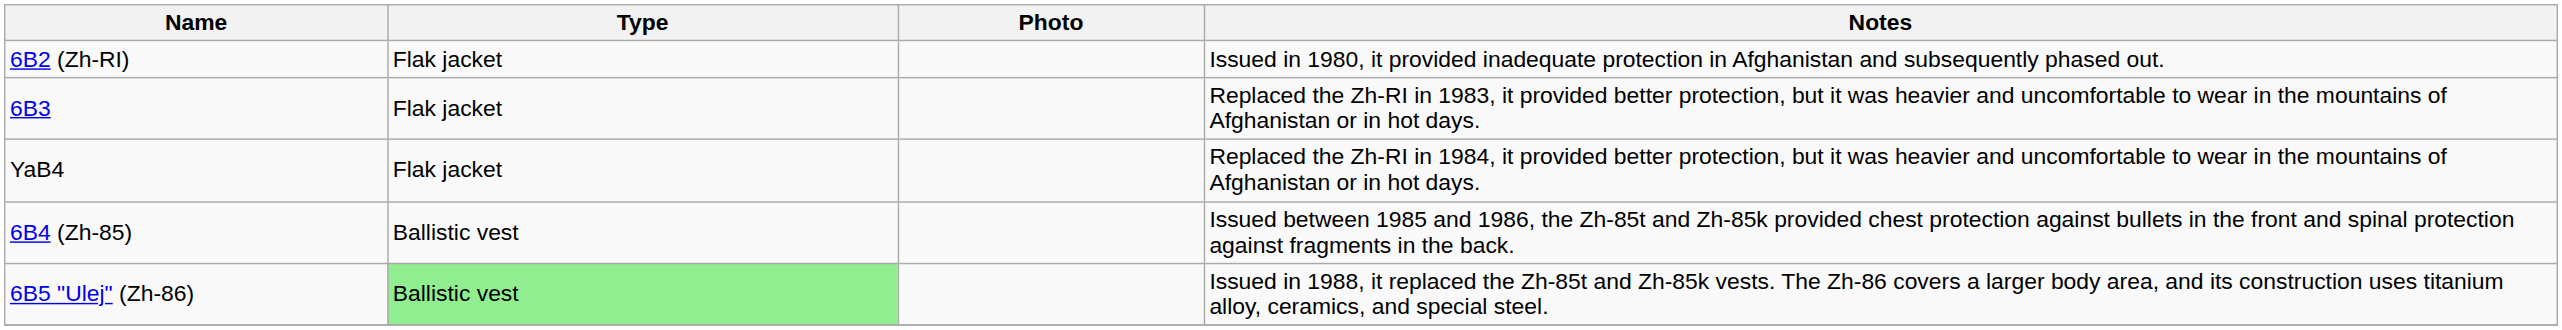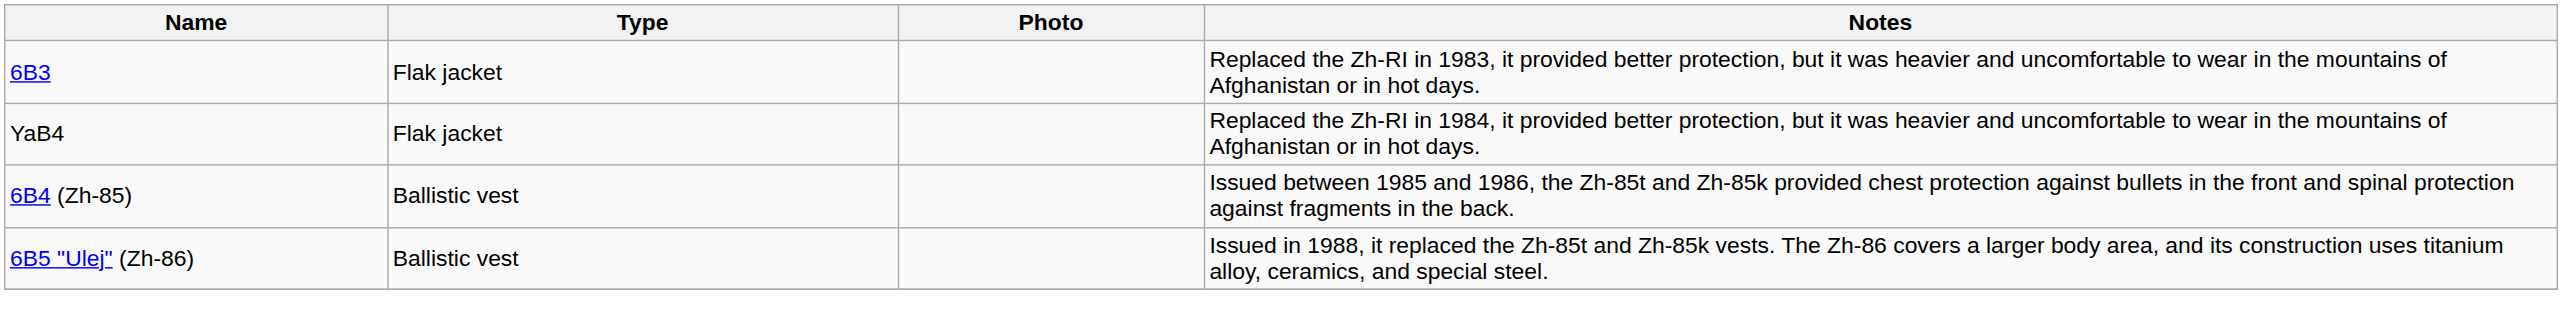- row: (70, 58)
(456, 294) lightgreen background -> (456, 257) no background
